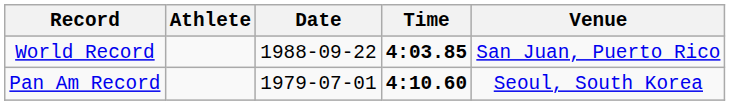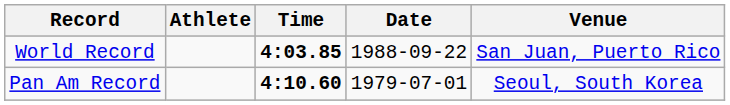columns swapped: (426, 21) <-> (318, 21)
